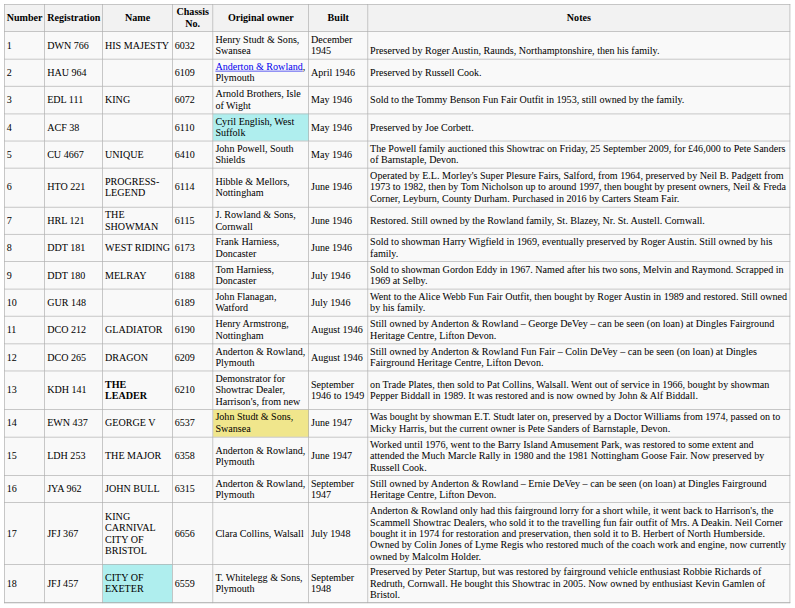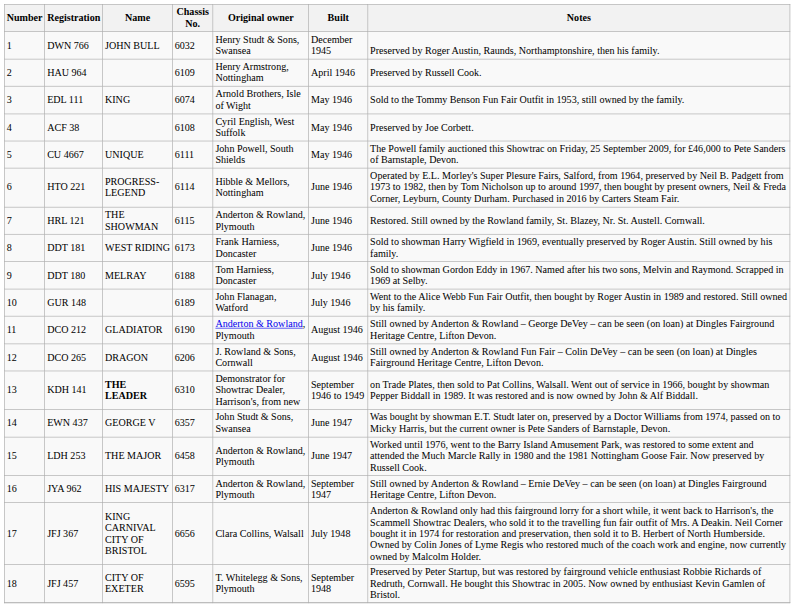(137, 45) HIS MAJESTY -> (132, 45) JOHN BULL
(260, 72) Anderton & Rowland, Plymouth -> (252, 72) Henry Armstrong, Nottingham
(185, 100) 6072 -> (185, 100) 6074
(185, 127) 6110 -> (185, 127) 6108
(255, 127) paleturquoise background -> (255, 127) no background
(185, 154) 6410 -> (184, 154) 6111
(256, 220) J. Rowland & Sons, Cornwall -> (260, 220) Anderton & Rowland, Plymouth
(252, 330) Henry Armstrong, Nottingham -> (260, 330) Anderton & Rowland, Plymouth
(185, 357) 6209 -> (185, 357) 6206
(260, 357) Anderton & Rowland, Plymouth -> (256, 357) J. Rowland & Sons, Cornwall
(185, 390) 6210 -> (185, 390) 6310
(185, 423) 6537 -> (185, 423) 6357
(254, 423) khaki background -> (254, 423) no background
(185, 456) 6358 -> (185, 456) 6458
(132, 489) JOHN BULL -> (137, 489) HIS MAJESTY
(185, 489) 6315 -> (185, 489) 6317
(124, 583) paleturquoise background -> (124, 583) no background
(185, 583) 6559 -> (185, 583) 6595
